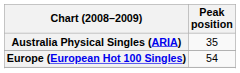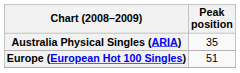(212, 59) 54 -> (212, 59) 51
